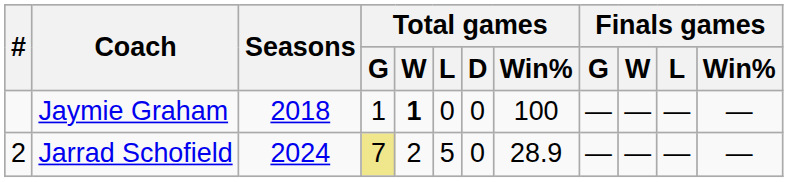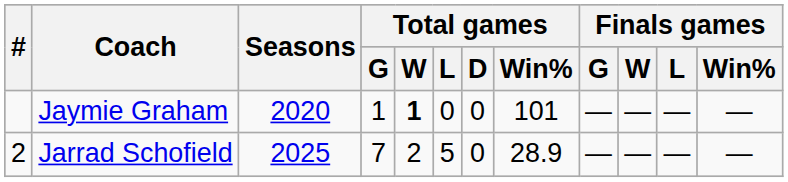(300, 111) 2018 -> (300, 111) 2020
(536, 111) 100 -> (536, 111) 101
(300, 153) 2024 -> (300, 153) 2025
(378, 153) khaki background -> (378, 153) no background
